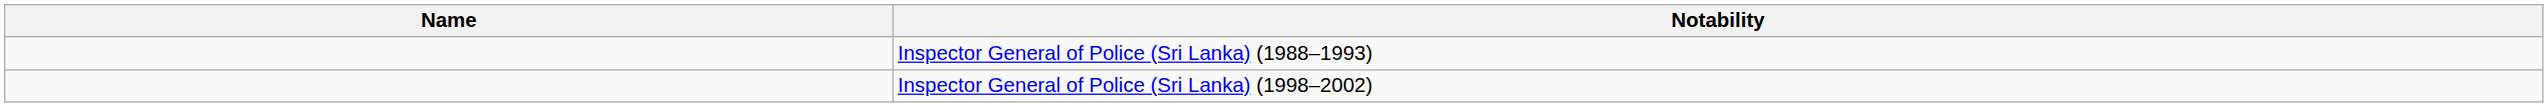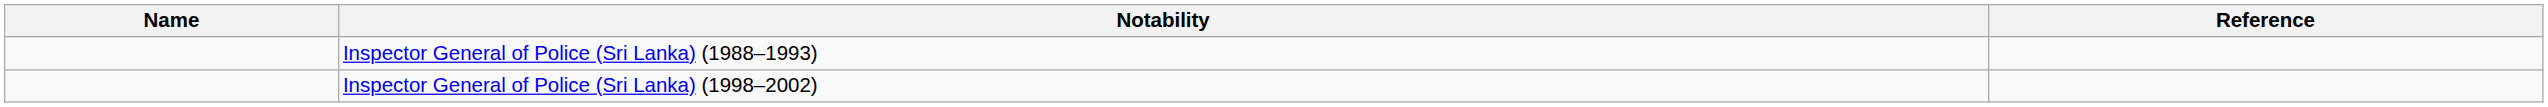+ column: (2265, 20)
